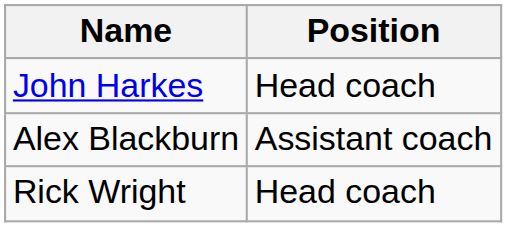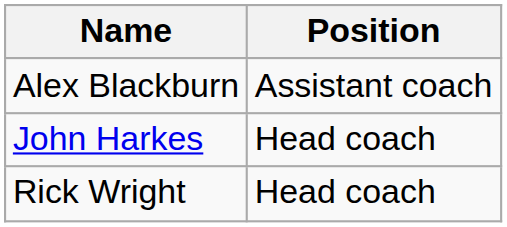rows swapped: (108, 85) <-> (126, 138)
